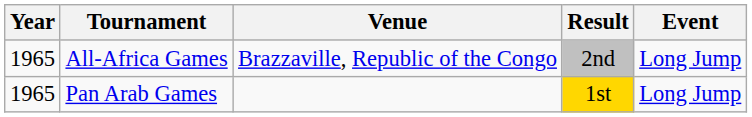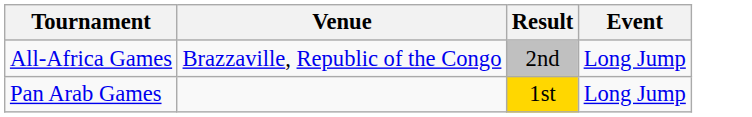- column: (32, 22)
